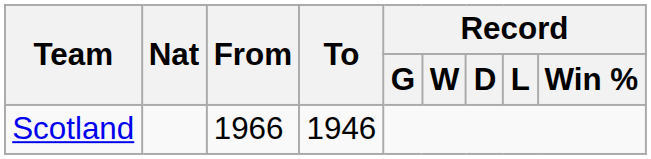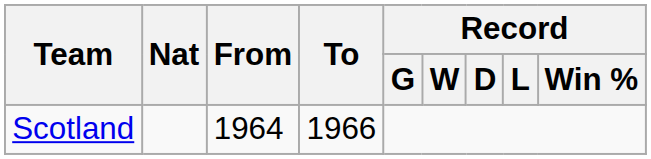(249, 128) 1966 -> (249, 128) 1964
(341, 128) 1946 -> (341, 128) 1966
